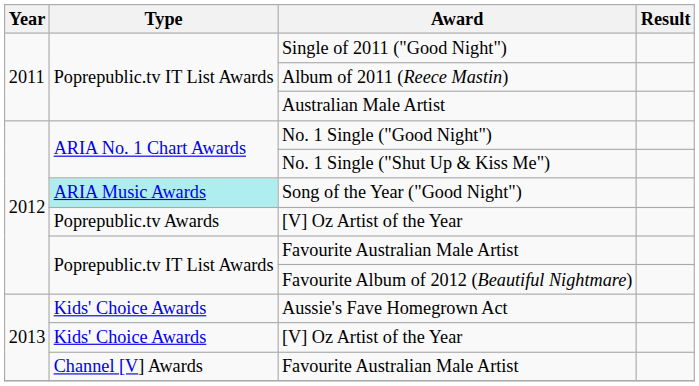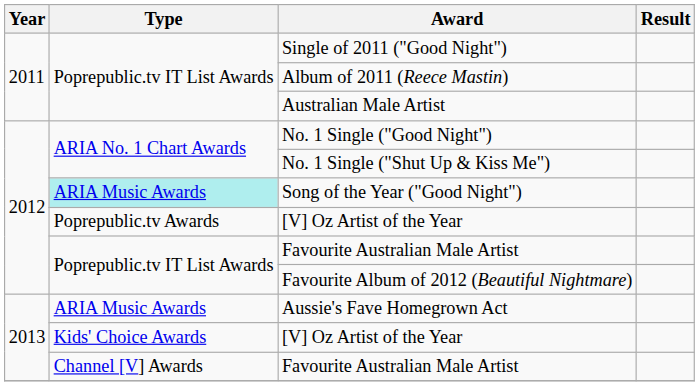(130, 308) Kids' Choice Awards -> (130, 308) ARIA Music Awards
